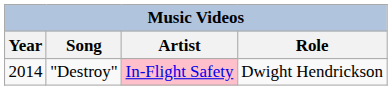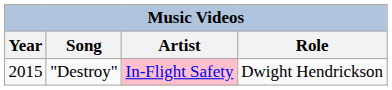(25, 71) 2014 -> (25, 71) 2015
